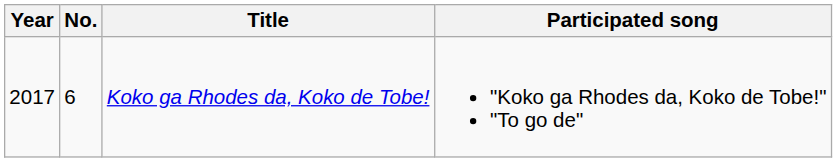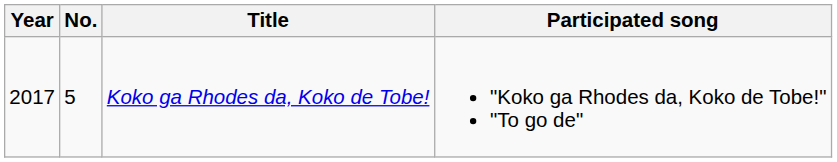(70, 96) 6 -> (70, 96) 5
